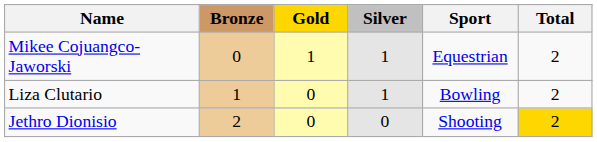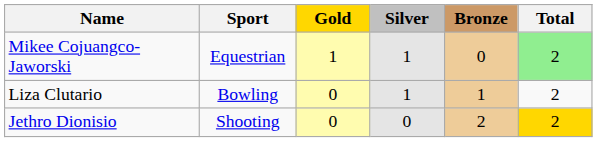columns swapped: (470, 18) <-> (237, 18)
(555, 56) no background -> (555, 56) lightgreen background
